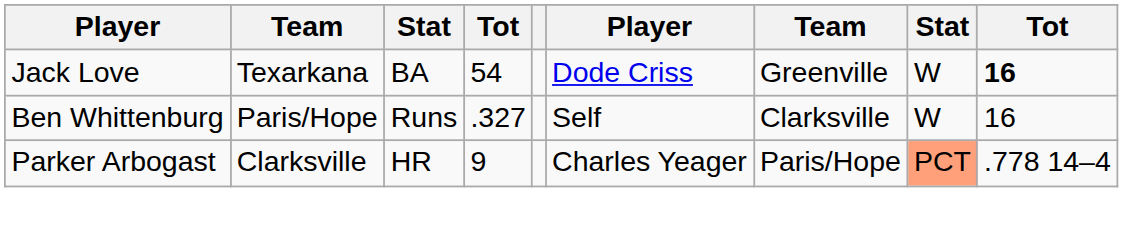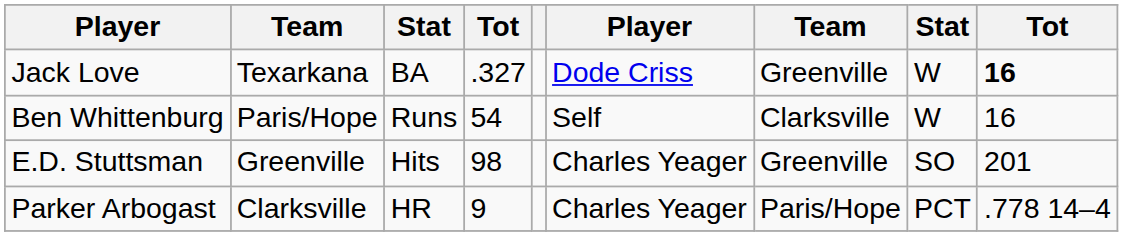(486, 72) 54 -> (498, 72) .327
(498, 117) .327 -> (486, 117) 54
+ row: (107, 162)
(942, 162) lightsalmon background -> (942, 207) no background
